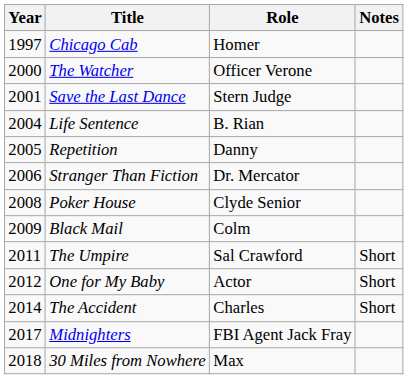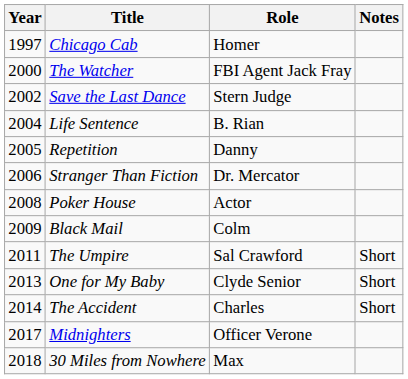(263, 70) Officer Verone -> (282, 70) FBI Agent Jack Fray
(25, 96) 2001 -> (25, 96) 2002
(257, 202) Clyde Senior -> (232, 202) Actor
(25, 281) 2012 -> (25, 281) 2013
(232, 281) Actor -> (257, 281) Clyde Senior
(282, 334) FBI Agent Jack Fray -> (263, 334) Officer Verone
